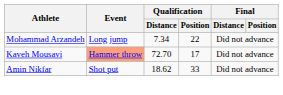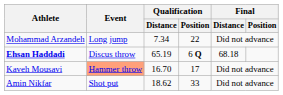+ row: (36, 54)
(161, 54) 72.70 -> (161, 69) 16.70
